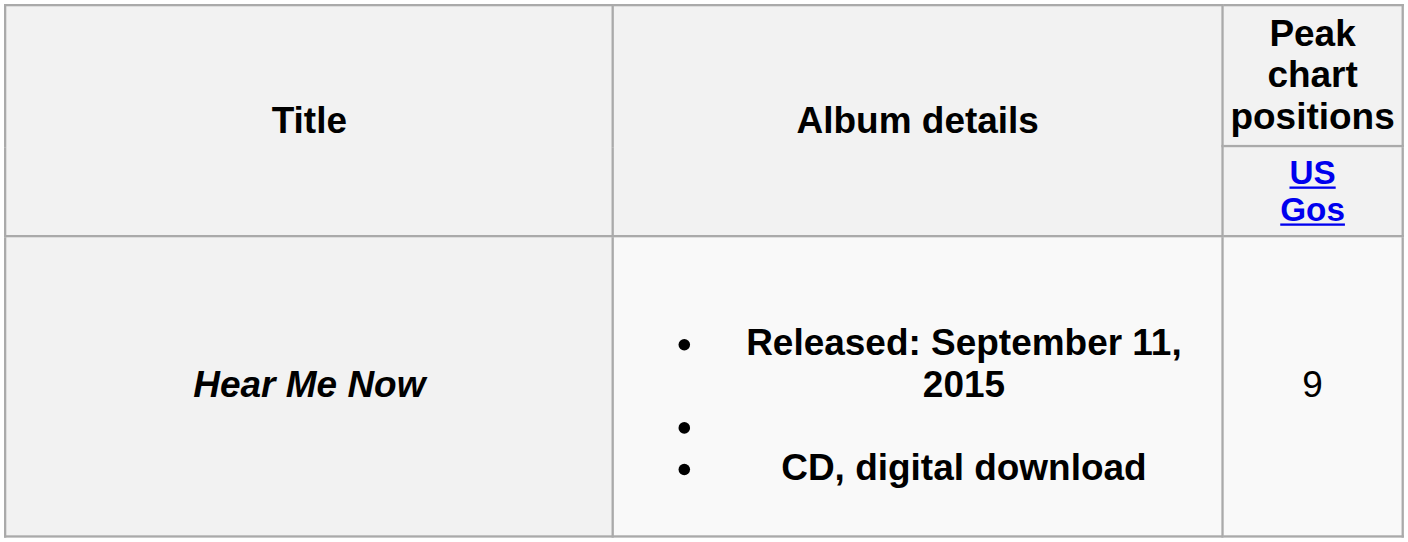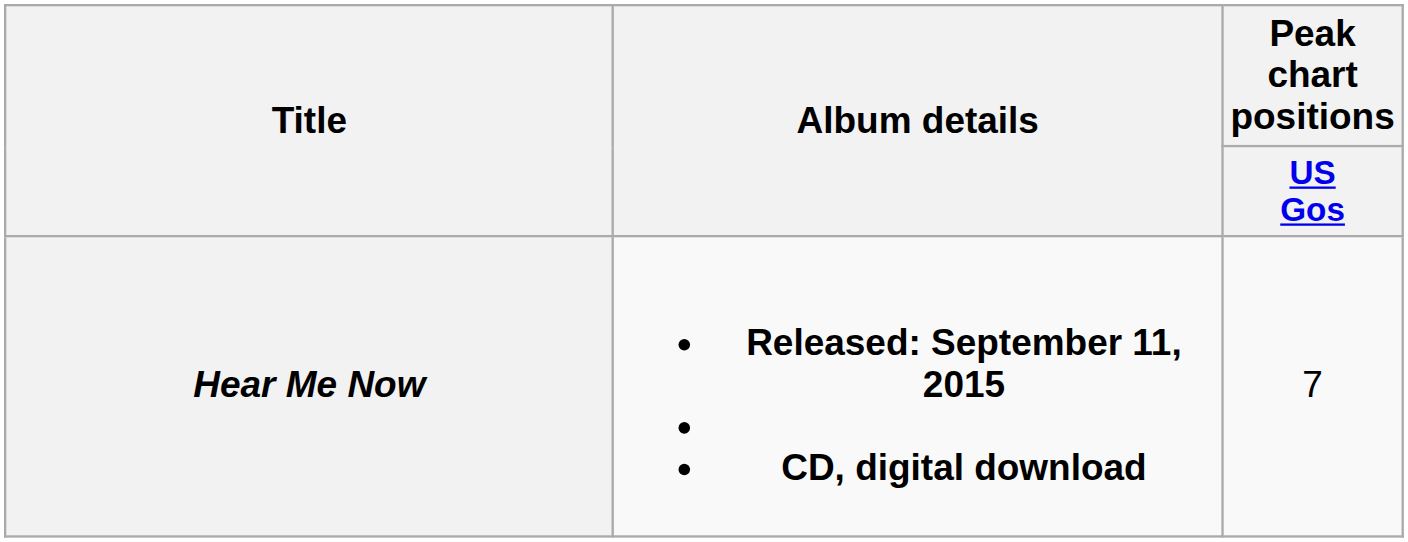(1313, 385) 9 -> (1313, 385) 7
